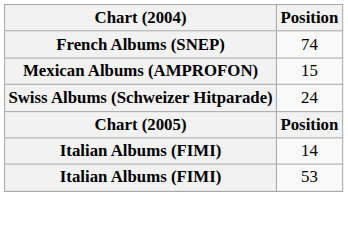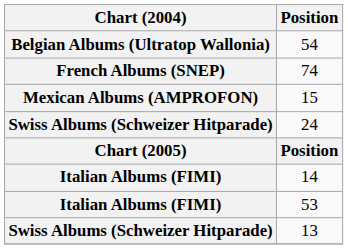+ row: (309, 44)
+ row: (309, 230)
